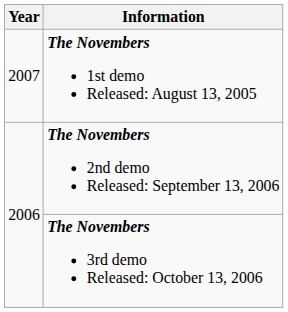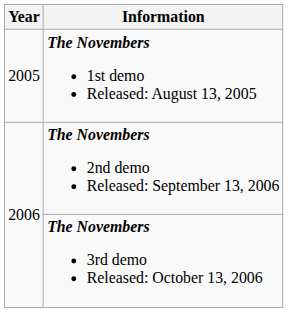(24, 75) 2007 -> (24, 75) 2005
